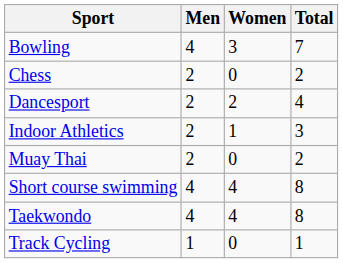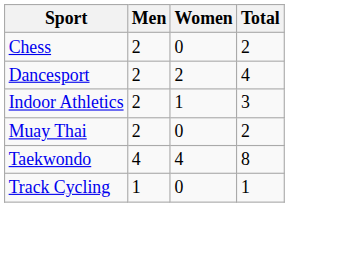- row: (39, 46)
- row: (93, 187)
